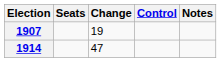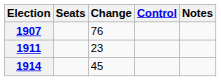(97, 31) 19 -> (97, 31) 76
+ row: (29, 48)
(97, 48) 47 -> (97, 66) 45
